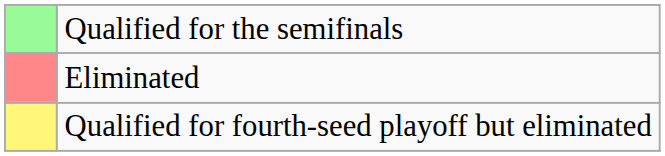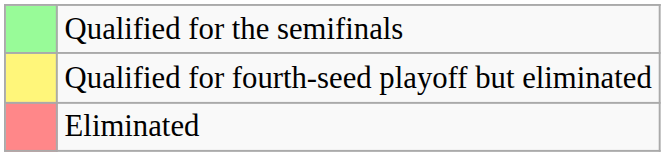rows swapped: (358, 126) <-> (132, 77)
